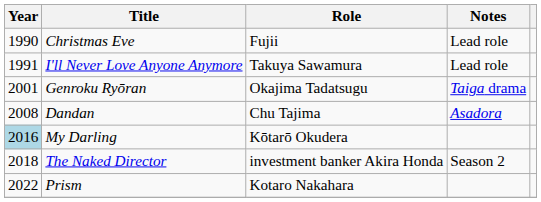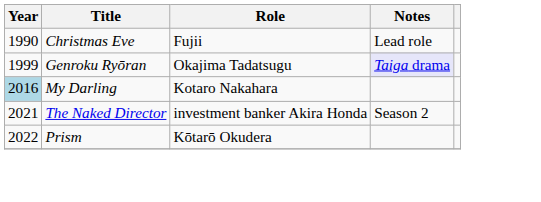- row: (144, 64)
(23, 88) 2001 -> (23, 64) 1999
(488, 88) no background -> (412, 64) lavender background
- row: (70, 112)
(299, 137) Kōtarō Okudera -> (226, 88) Kotaro Nakahara
(23, 161) 2018 -> (23, 112) 2021
(302, 185) Kotaro Nakahara -> (223, 137) Kōtarō Okudera
